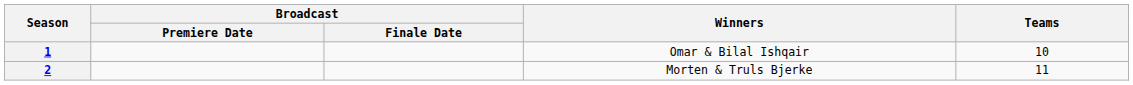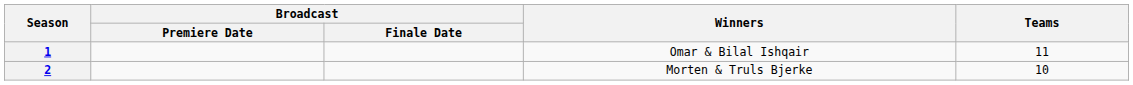(1042, 52) 10 -> (1042, 52) 11
(1042, 70) 11 -> (1042, 70) 10
